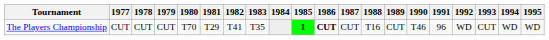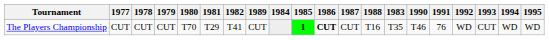columns swapped: (257, 12) <-> (395, 12)
(441, 27) 96 -> (441, 27) 76
